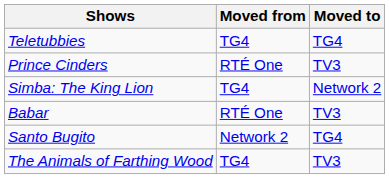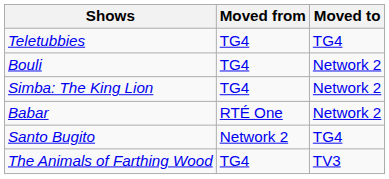- row: (58, 64)
+ row: (25, 64)
(327, 112) TV3 -> (347, 112) Network 2
